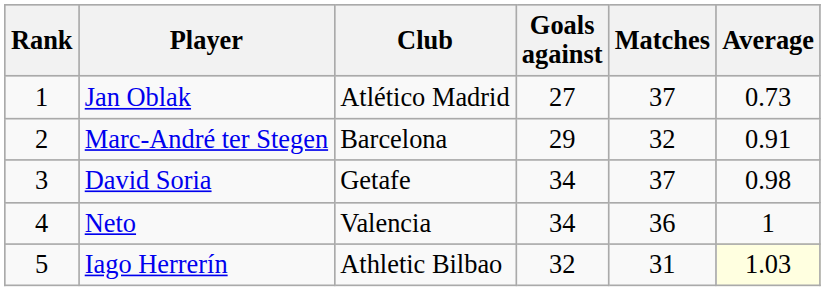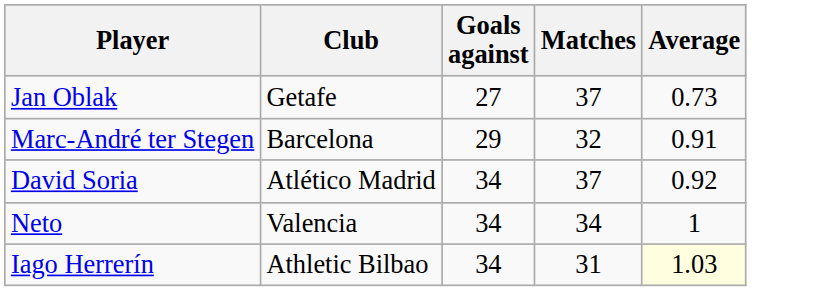- column: (42, 40)
(425, 97) Atlético Madrid -> (302, 97) Getafe
(375, 180) Getafe -> (351, 180) Atlético Madrid
(768, 180) 0.98 -> (694, 180) 0.92
(662, 222) 36 -> (588, 222) 34
(562, 264) 32 -> (488, 264) 34
